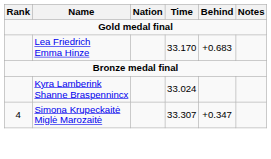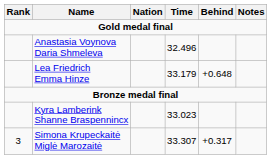+ row: (75, 47)
(182, 47) 33.170 -> (182, 73) 33.179
(217, 47) +0.683 -> (217, 73) +0.648
(182, 89) 33.024 -> (182, 115) 33.023
(18, 115) 4 -> (18, 141) 3
(217, 115) +0.347 -> (217, 141) +0.317
